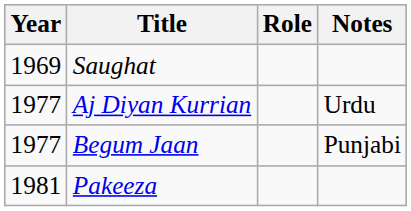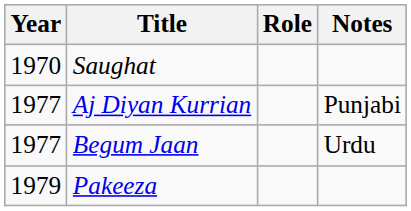(36, 64) 1969 -> (36, 64) 1970
(350, 104) Urdu -> (362, 104) Punjabi
(362, 144) Punjabi -> (350, 144) Urdu
(36, 184) 1981 -> (36, 184) 1979
